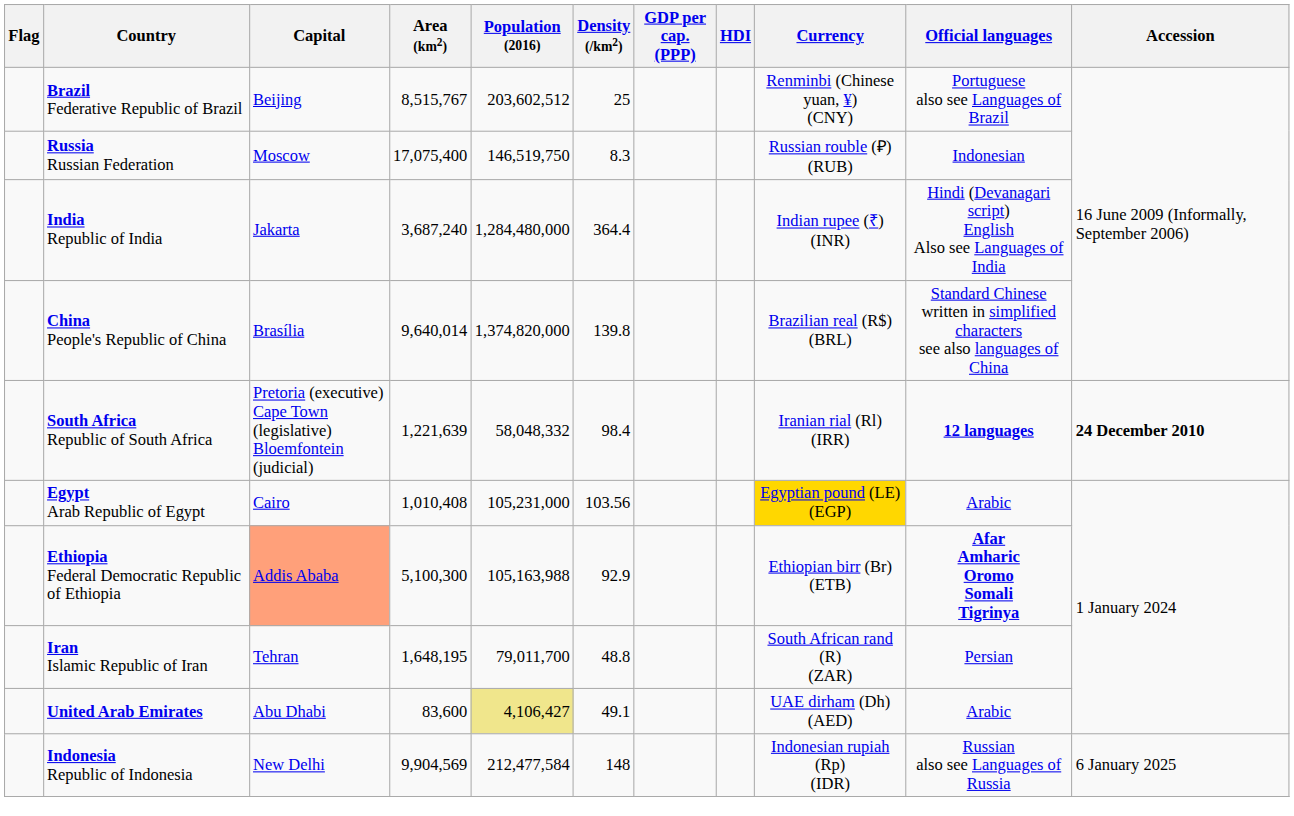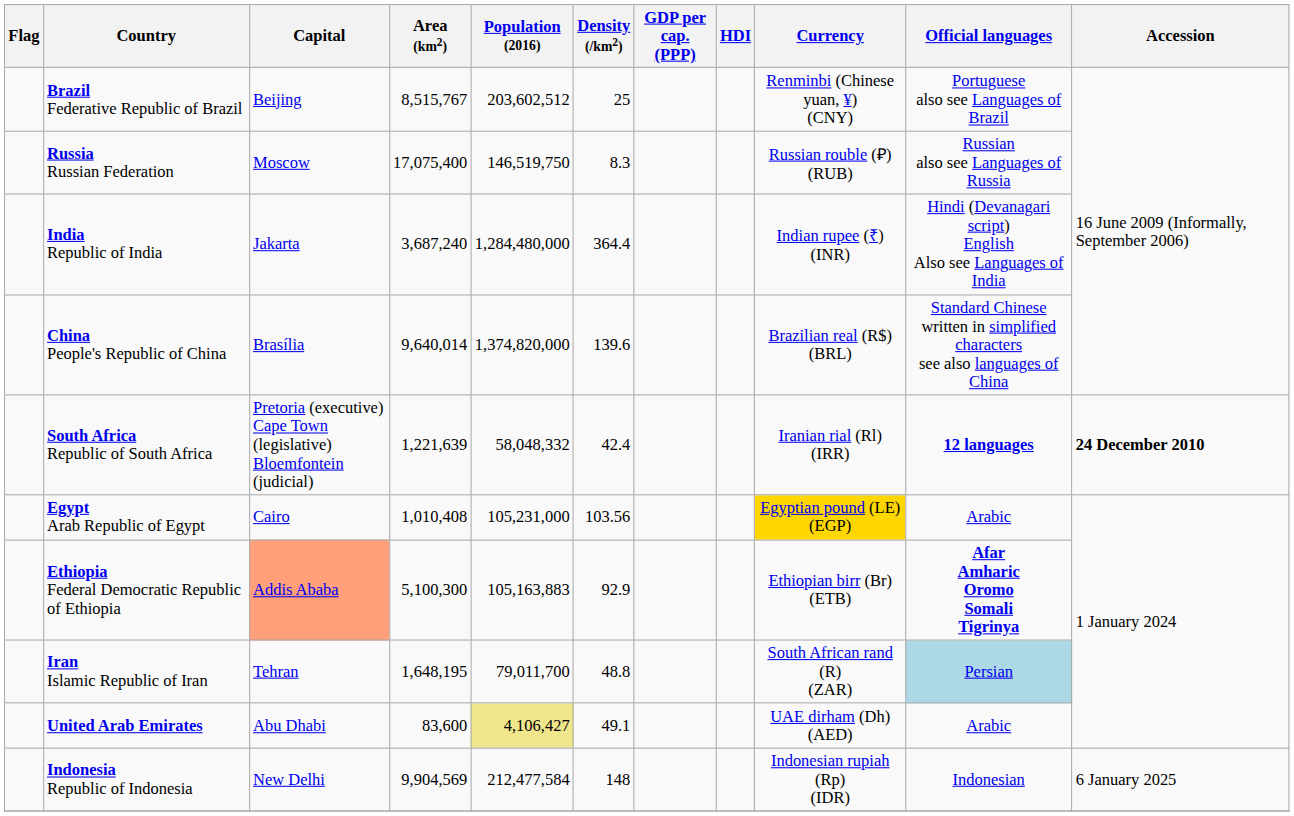(989, 155) Indonesian -> (989, 162) Russian also see Languages of Russia
(612, 330) 139.8 -> (612, 344) 139.6
(616, 430) 98.4 -> (616, 444) 42.4
(528, 575) 105,163,988 -> (528, 589) 105,163,883
(989, 657) no background -> (989, 671) lightblue background
(989, 765) Russian also see Languages of Russia -> (989, 779) Indonesian
